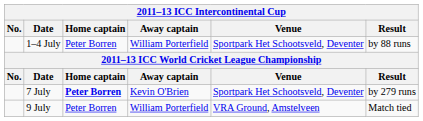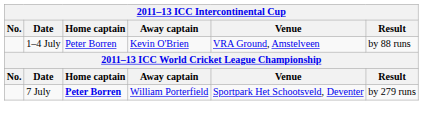(169, 44) William Porterfield -> (159, 44) Kevin O'Brien
(288, 44) Sportpark Het Schootsveld, Deventer -> (266, 44) VRA Ground, Amstelveen
(159, 92) Kevin O'Brien -> (169, 92) William Porterfield
- row: (38, 108)
